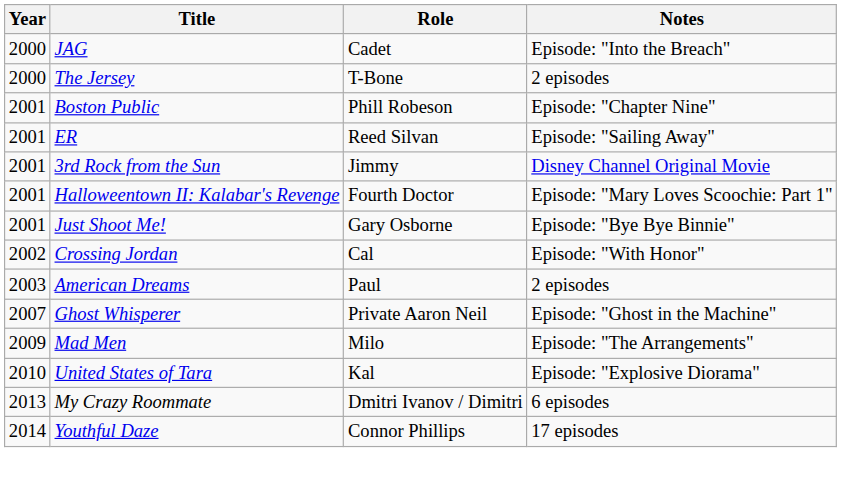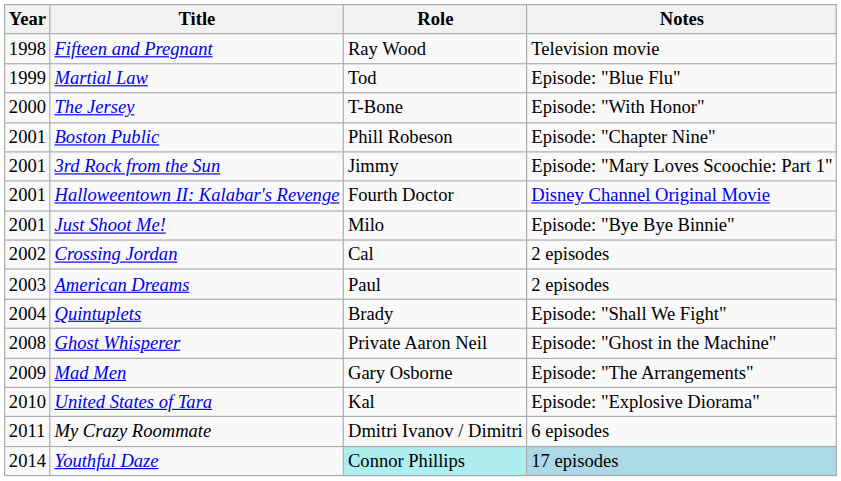+ row: (134, 48)
+ row: (101, 78)
- row: (71, 48)
(570, 78) 2 episodes -> (618, 107) Episode: "With Honor"
- row: (66, 136)
(651, 166) Disney Channel Original Movie -> (682, 166) Episode: "Mary Loves Scoochie: Part 1"
(682, 195) Episode: "Mary Loves Scoochie: Part 1" -> (651, 195) Disney Channel Original Movie
(400, 225) Gary Osborne -> (366, 225) Milo
(618, 254) Episode: "With Honor" -> (570, 254) 2 episodes
+ row: (98, 313)
(27, 313) 2007 -> (27, 343) 2008
(366, 343) Milo -> (400, 372) Gary Osborne
(27, 401) 2013 -> (27, 431) 2011
(407, 431) no background -> (407, 460) paleturquoise background
(575, 431) no background -> (575, 460) lightblue background
